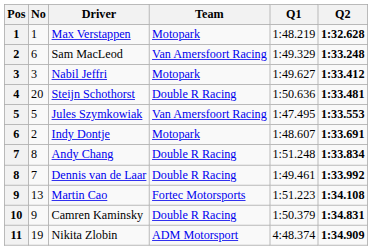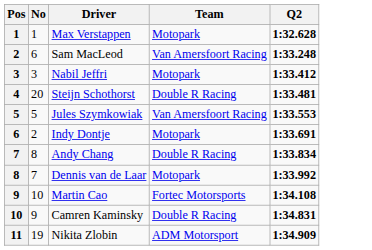- column: (294, 14)
(194, 175) Double R Racing -> (176, 175) Motopark
(37, 195) 13 -> (37, 195) 10
